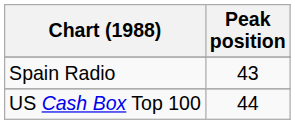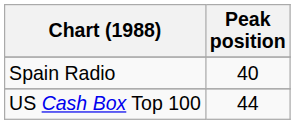(248, 72) 43 -> (248, 72) 40
